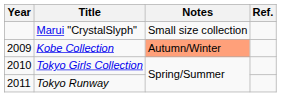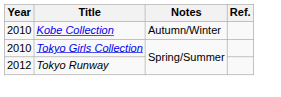- row: (87, 30)
(19, 48) 2009 -> (19, 30) 2010
(184, 48) lightsalmon background -> (184, 30) no background
(19, 83) 2011 -> (19, 65) 2012
